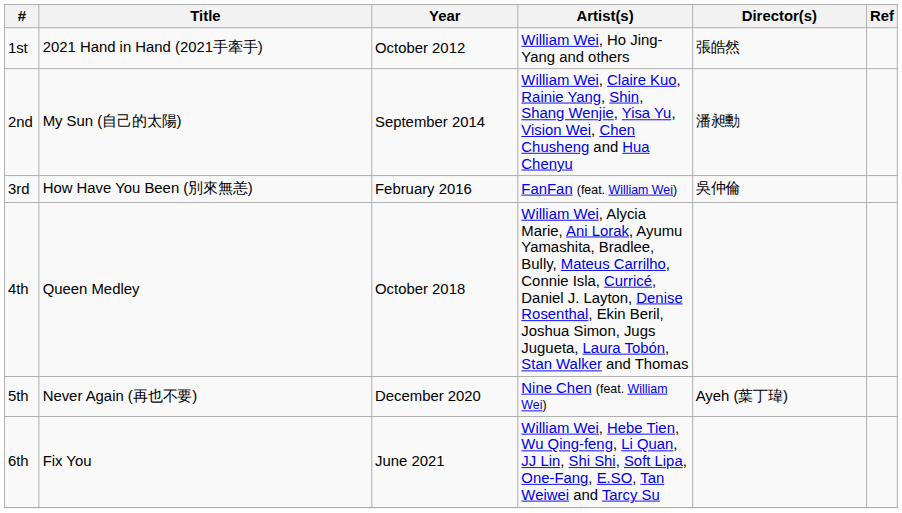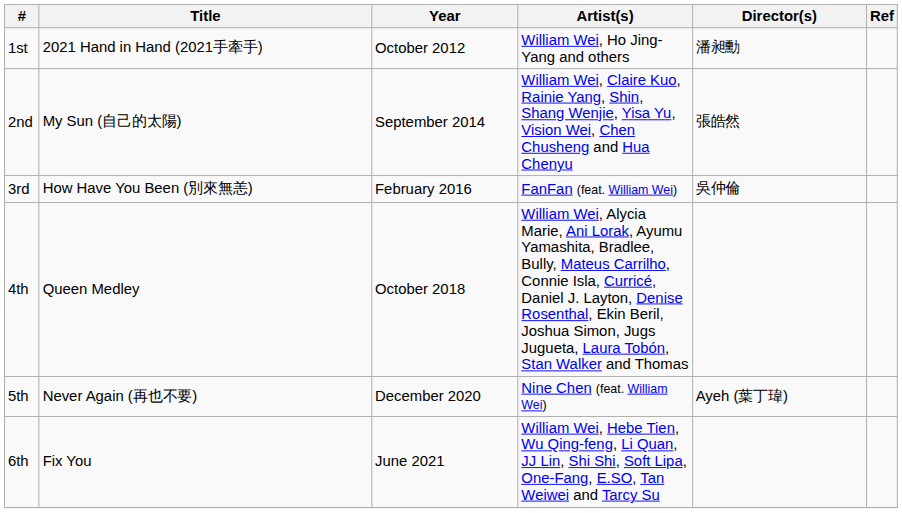(718, 47) 張皓然 -> (718, 47) 潘昶勳
(718, 121) 潘昶勳 -> (718, 121) 張皓然
